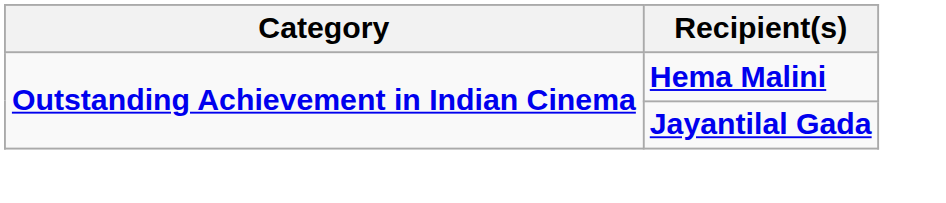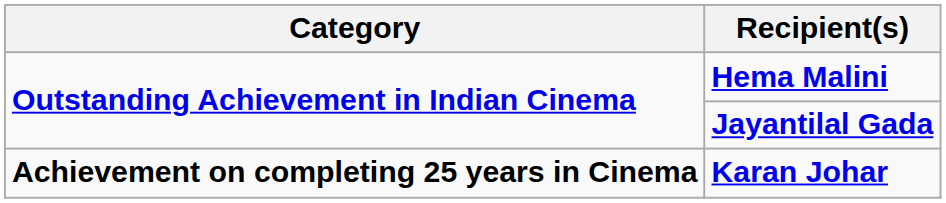+ row: (800, 172)
